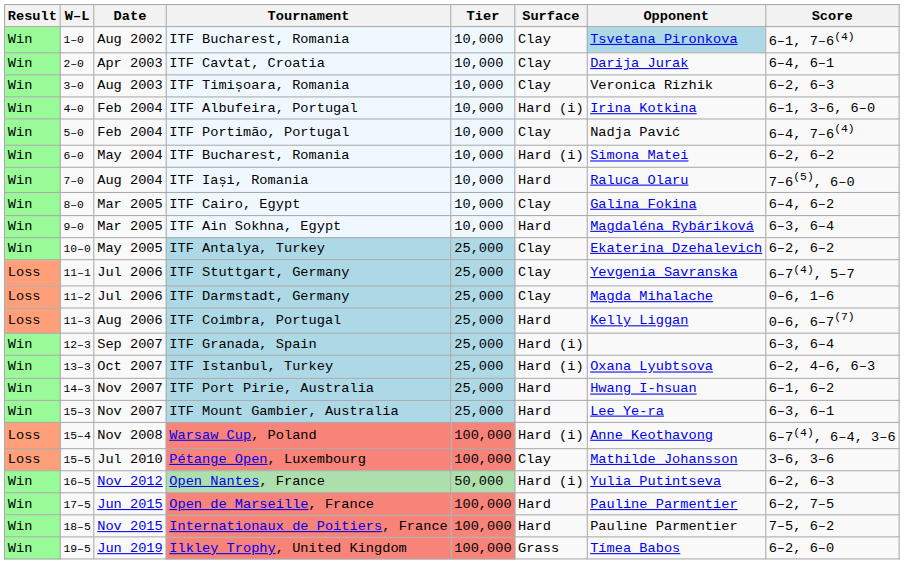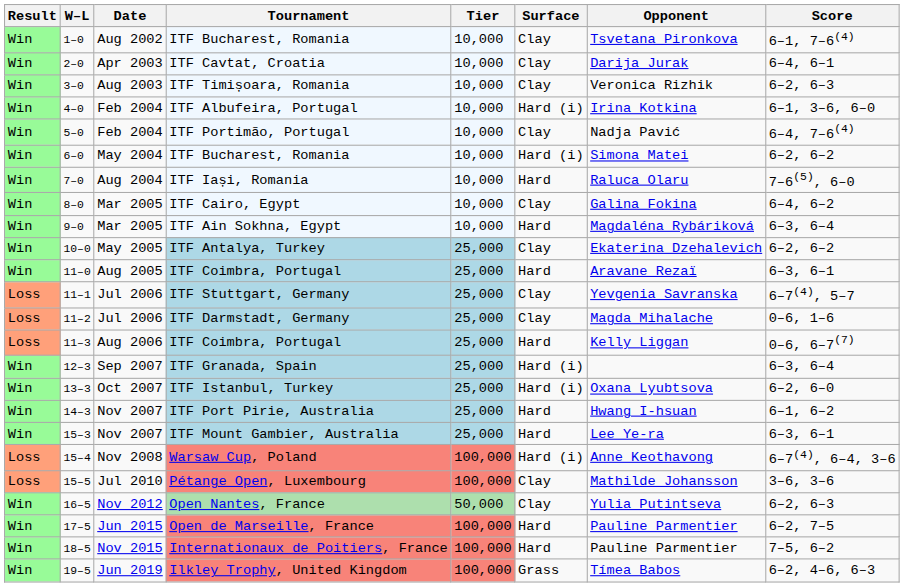(664, 40) lightblue background -> (664, 40) no background
+ row: (77, 271)
(822, 367) 6–2, 4–6, 6–3 -> (801, 389) 6–2, 6–0
(551, 482) Hard (i) -> (535, 504) Clay
(801, 548) 6–2, 6–0 -> (822, 571) 6–2, 4–6, 6–3
